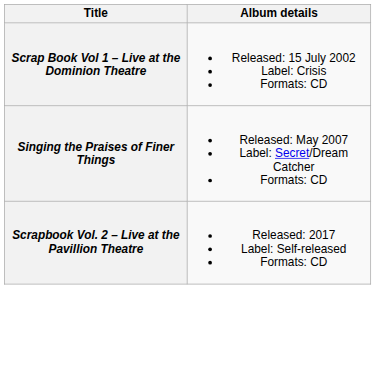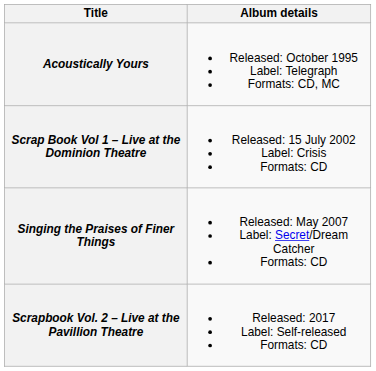+ row: (96, 64)
